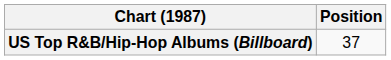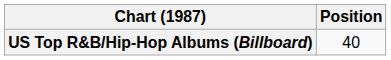(351, 42) 37 -> (351, 42) 40
